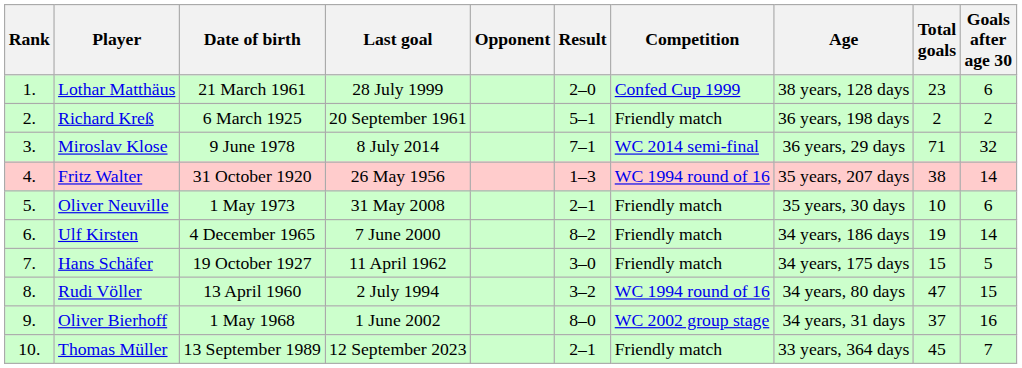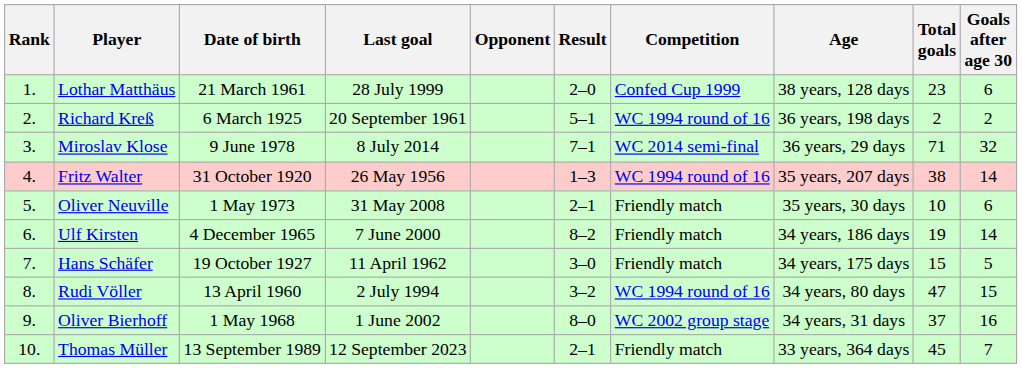(668, 118) Friendly match -> (692, 118) WC 1994 round of 16
